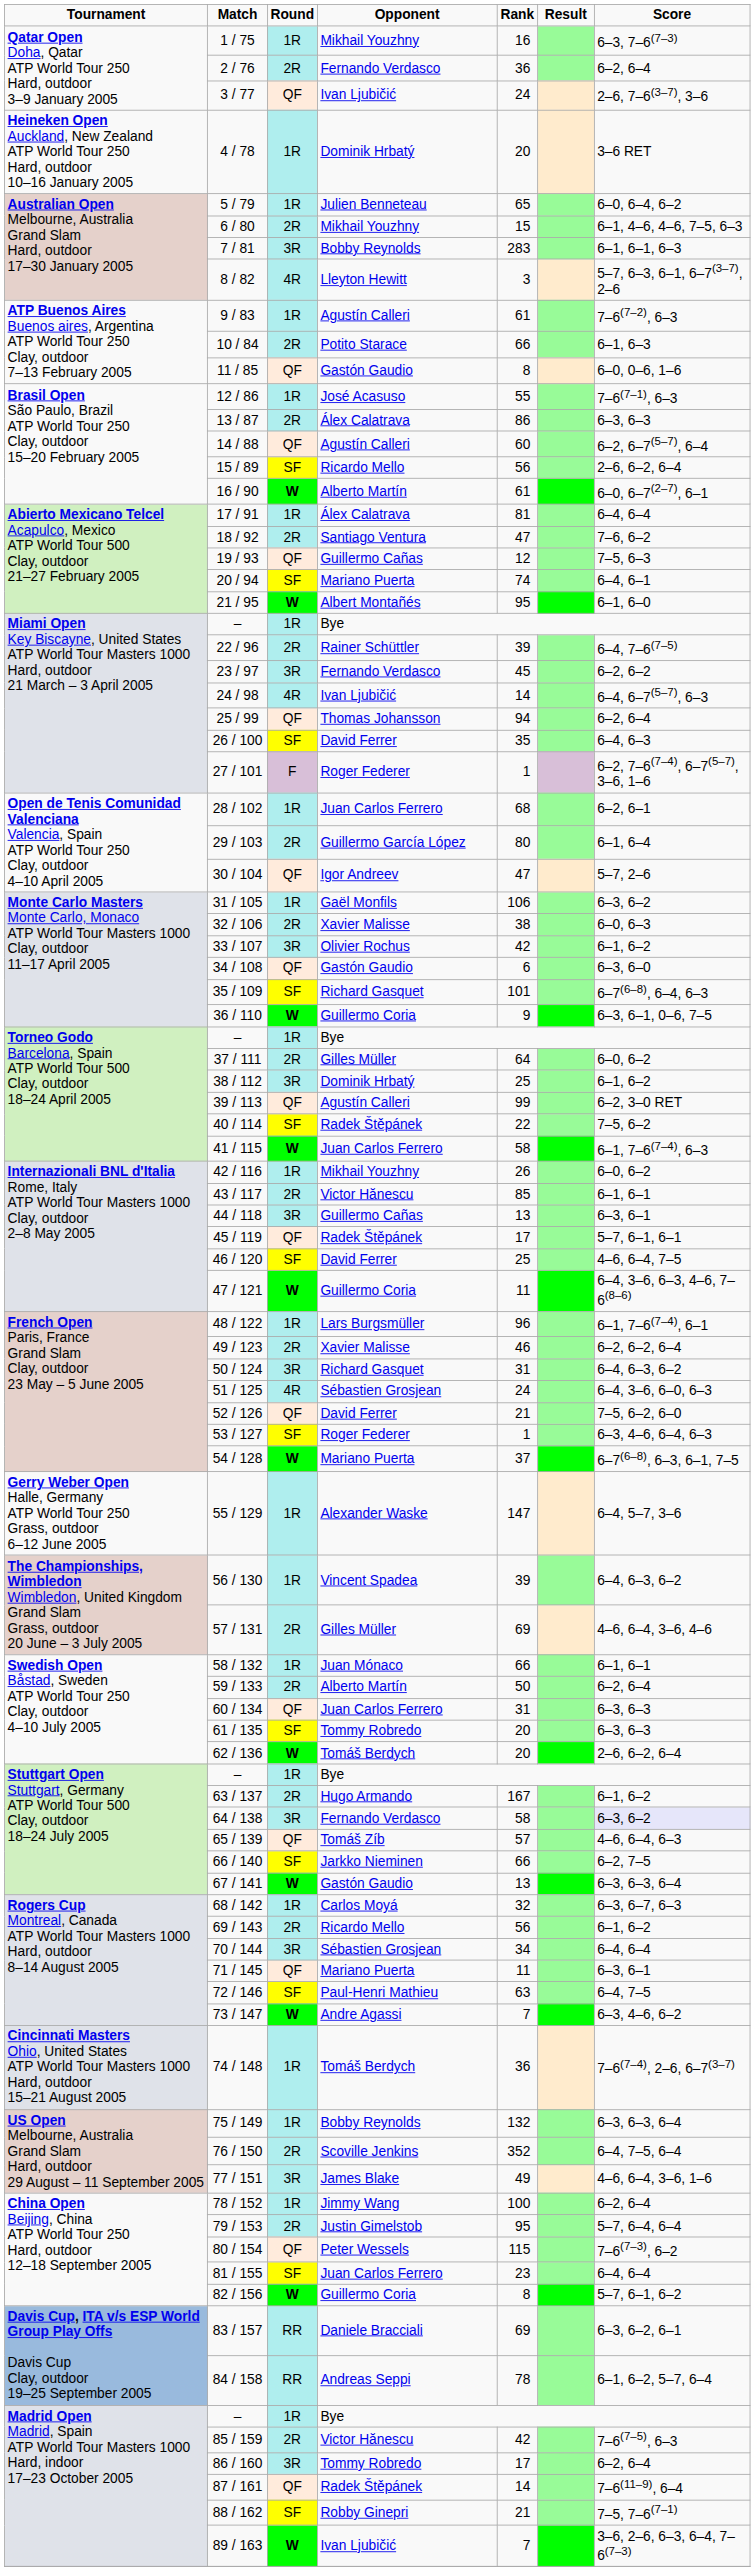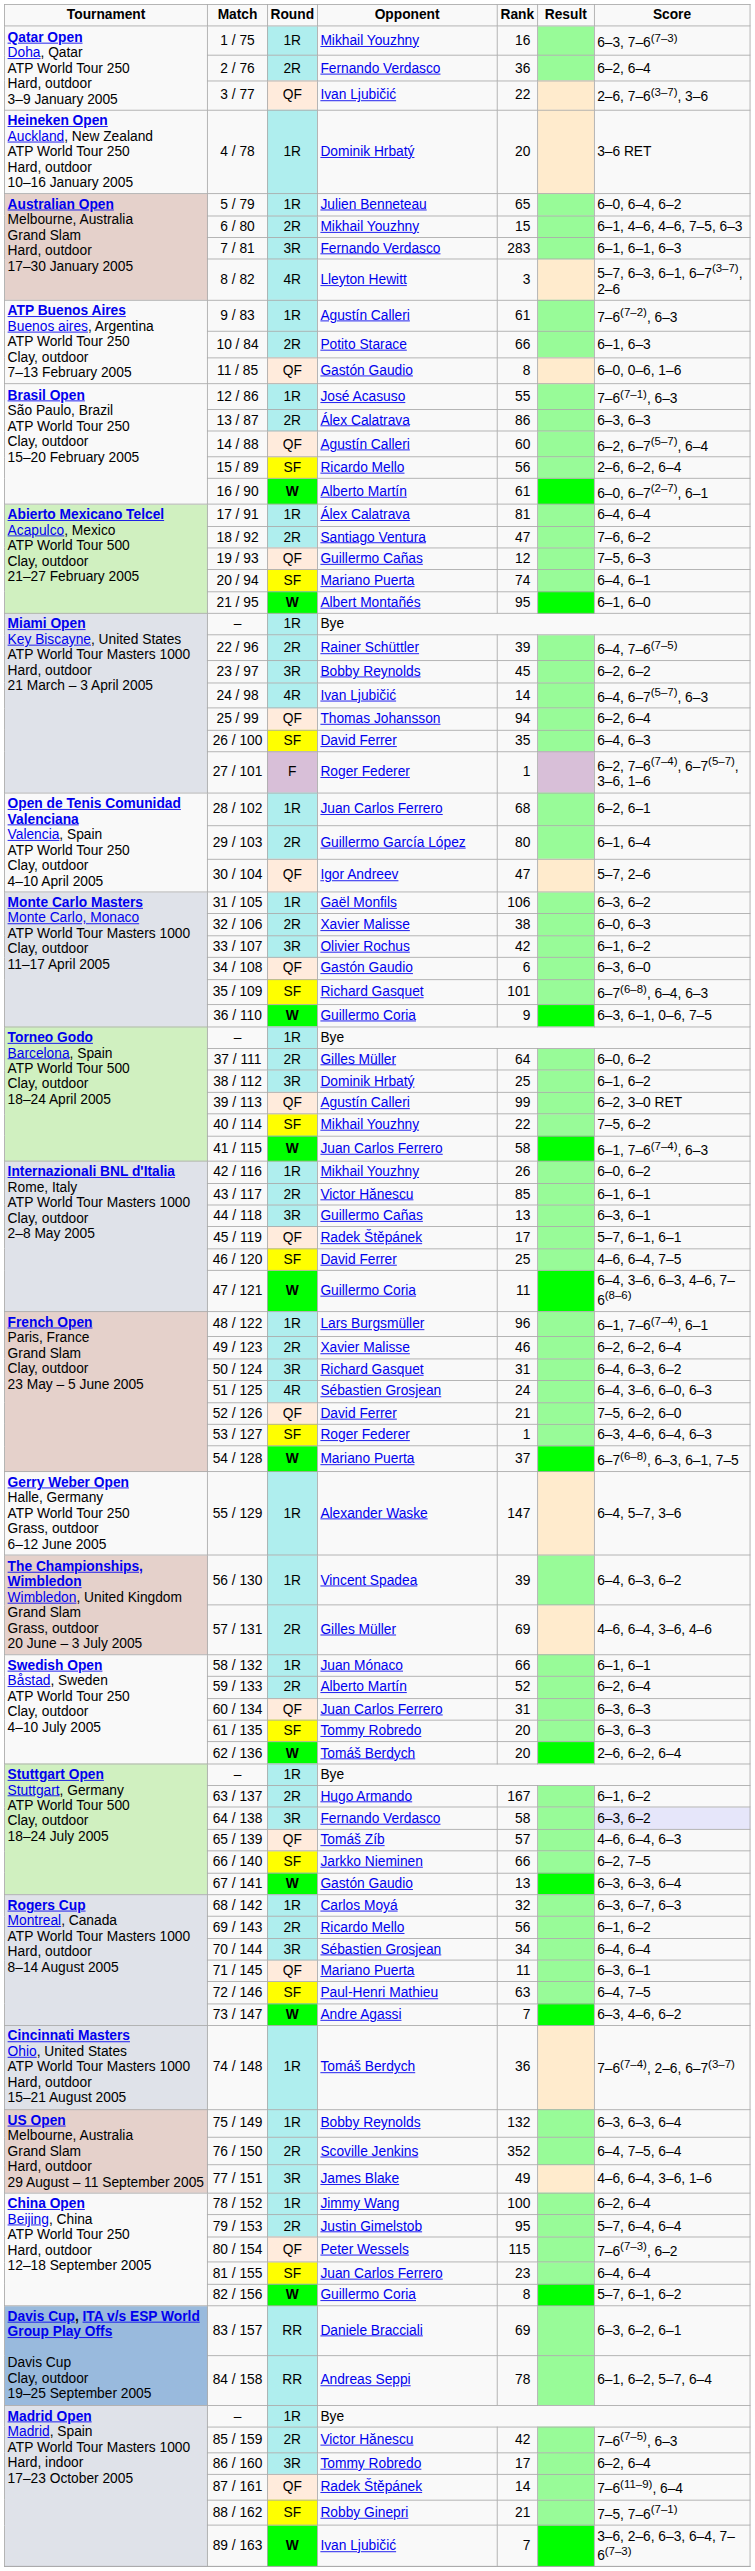(523, 95) 24 -> (523, 95) 22
(370, 248) Bobby Reynolds -> (380, 248) Fernando Verdasco
(380, 671) Fernando Verdasco -> (370, 671) Bobby Reynolds
(371, 1124) Radek Štěpánek -> (370, 1124) Mikhail Youzhny
(523, 1687) 50 -> (523, 1687) 52
